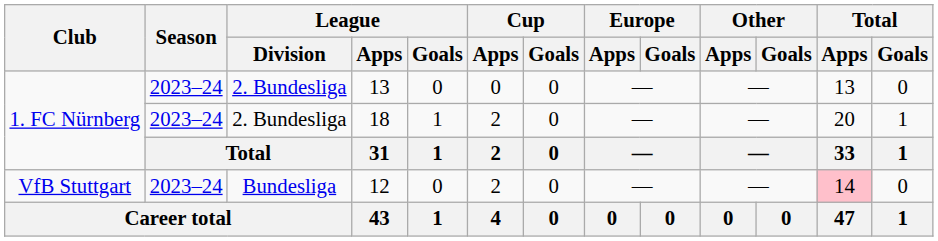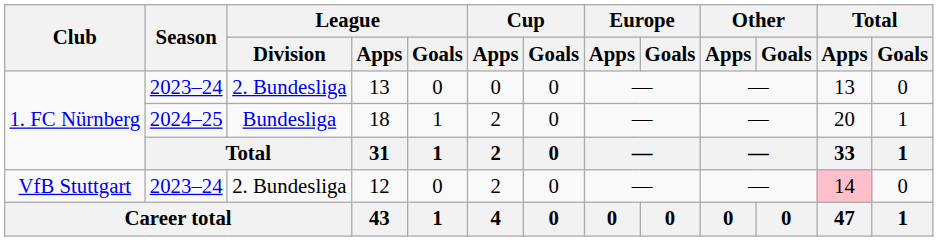(186, 119) 2023–24 -> (186, 119) 2024–25
(289, 119) 2. Bundesliga -> (289, 119) Bundesliga
(289, 185) Bundesliga -> (289, 185) 2. Bundesliga
